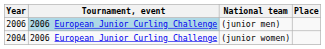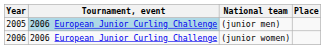(16, 24) 2006 -> (16, 24) 2005
(16, 38) 2004 -> (16, 38) 2006
